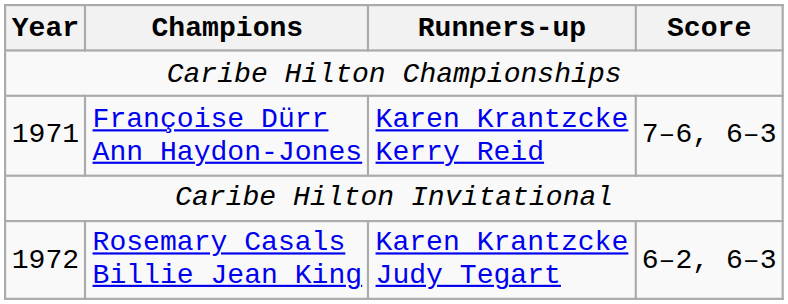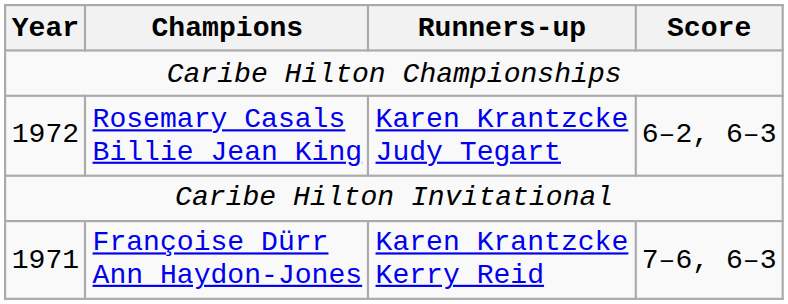rows swapped: (45, 136) <-> (45, 260)
